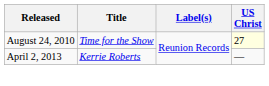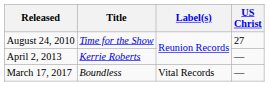(239, 40) lightyellow background -> (239, 40) no background
+ row: (39, 72)
